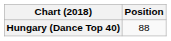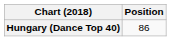(144, 28) 88 -> (144, 28) 86
